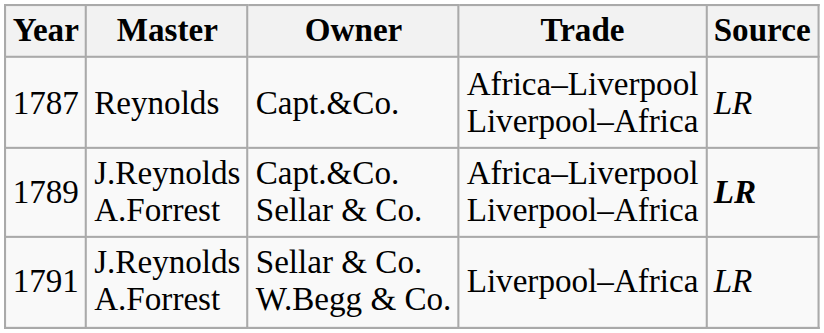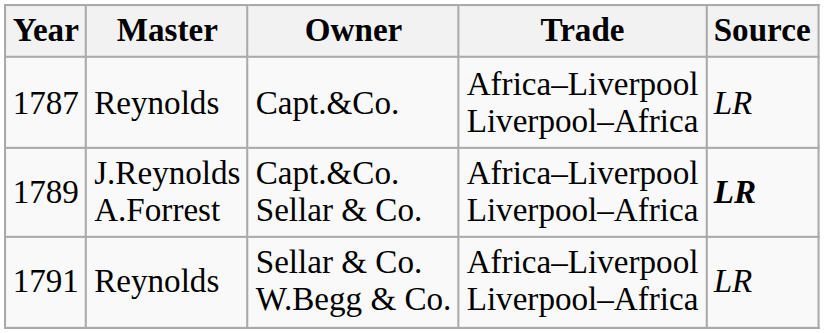(167, 281) J.Reynolds A.Forrest -> (157, 281) Reynolds
(583, 281) Liverpool–Africa -> (583, 281) Africa–Liverpool Liverpool–Africa
